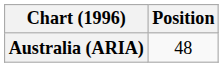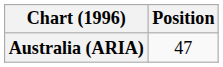(183, 47) 48 -> (183, 47) 47
